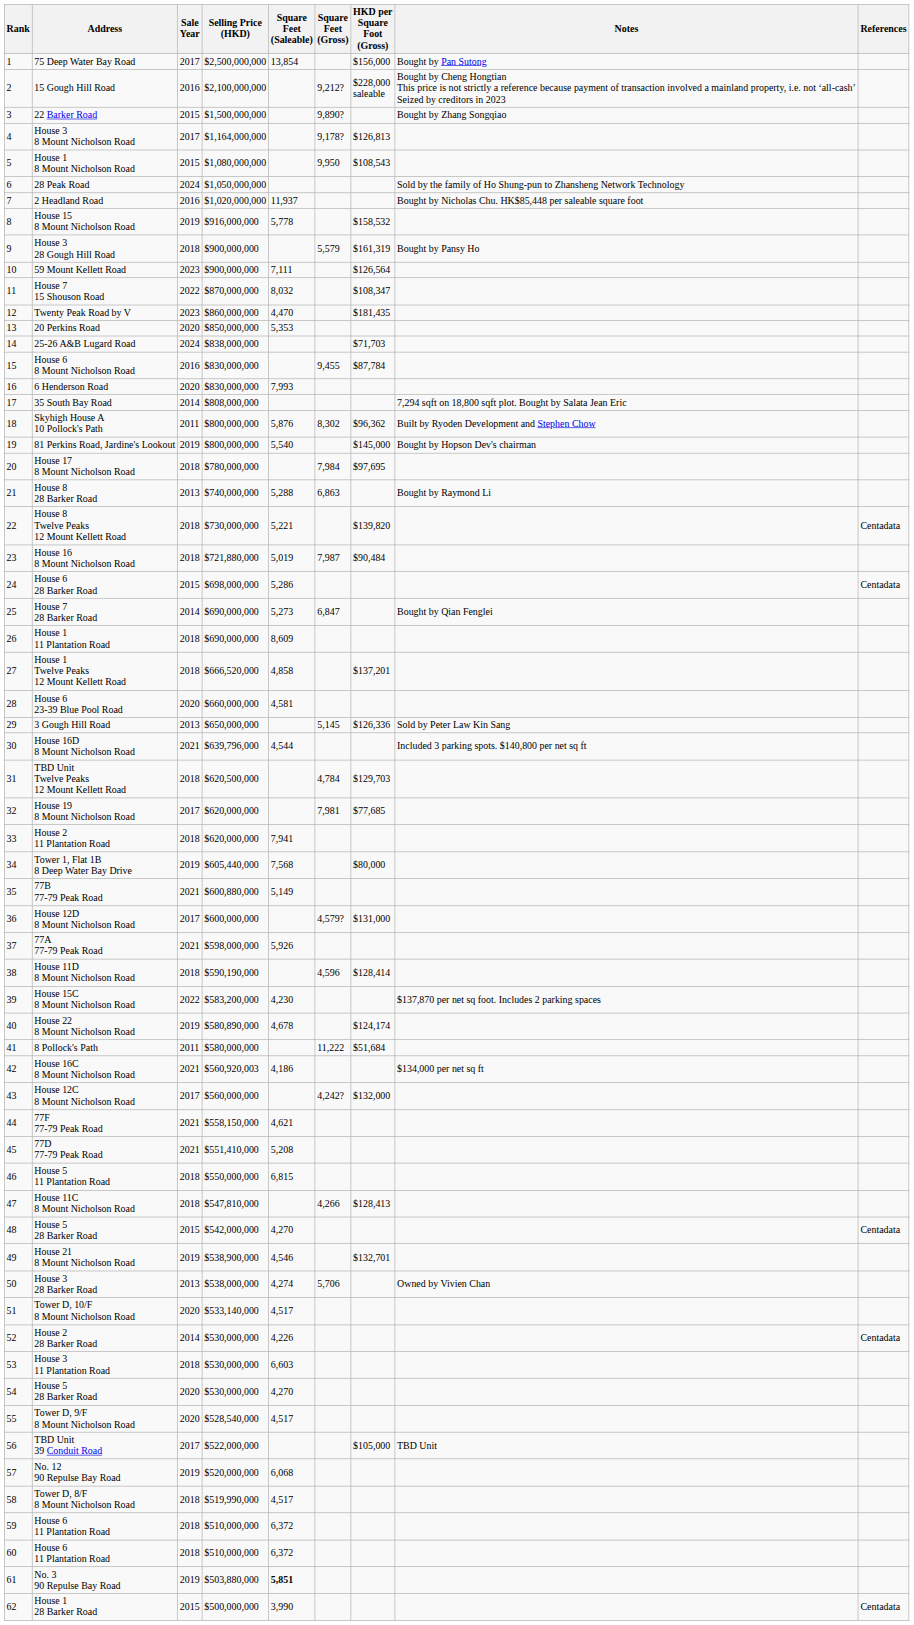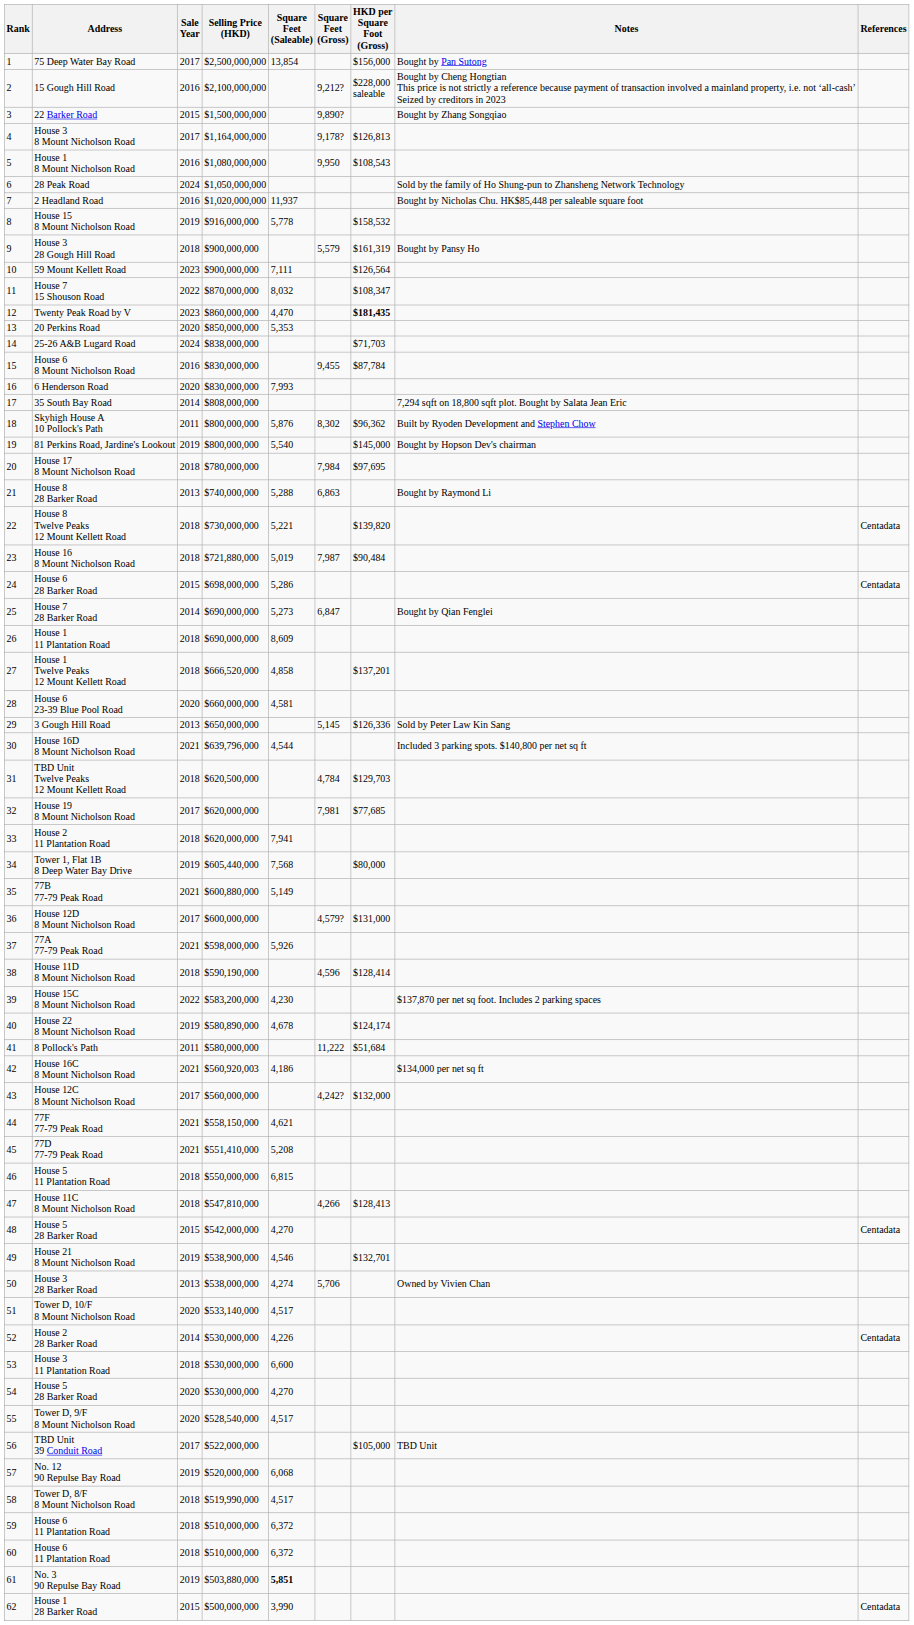(190, 163) 2015 -> (190, 163) 2016
(372, 312) normal -> (372, 312) bold
(282, 1365) 6,603 -> (282, 1365) 6,600
